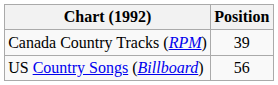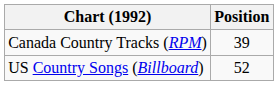(242, 67) 56 -> (242, 67) 52
